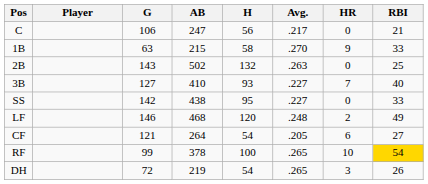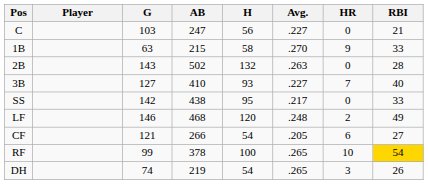(147, 30) 106 -> (147, 30) 103
(298, 30) .217 -> (298, 30) .227
(398, 65) 25 -> (398, 65) 28
(298, 100) .227 -> (298, 100) .217
(197, 135) 264 -> (197, 135) 266
(147, 170) 72 -> (147, 170) 74
